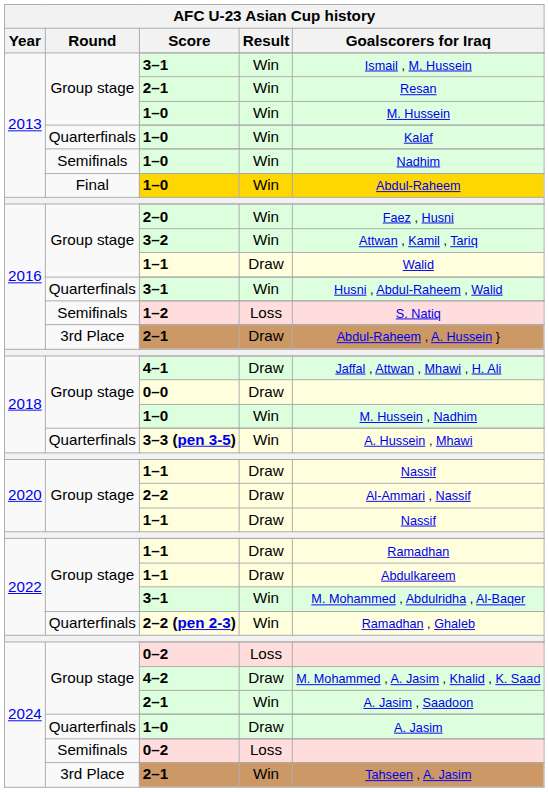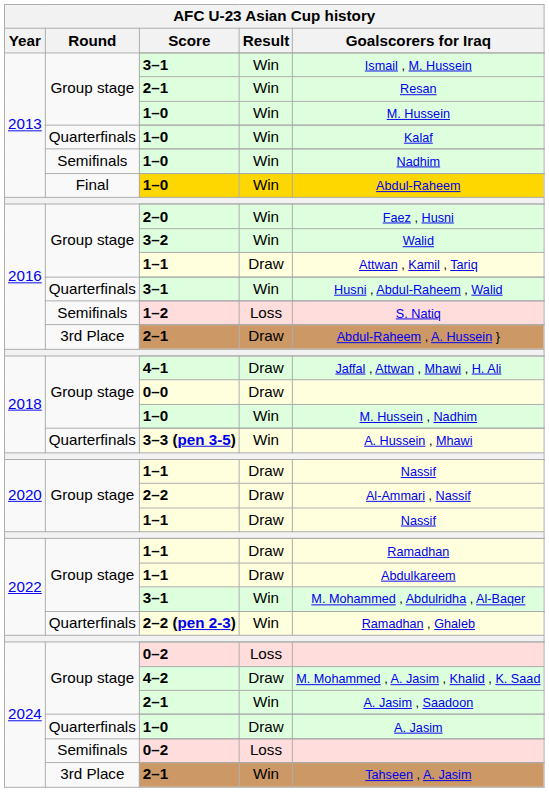(418, 241) Attwan , Kamil , Tariq -> (418, 241) Walid
(418, 265) Walid -> (418, 265) Attwan , Kamil , Tariq
